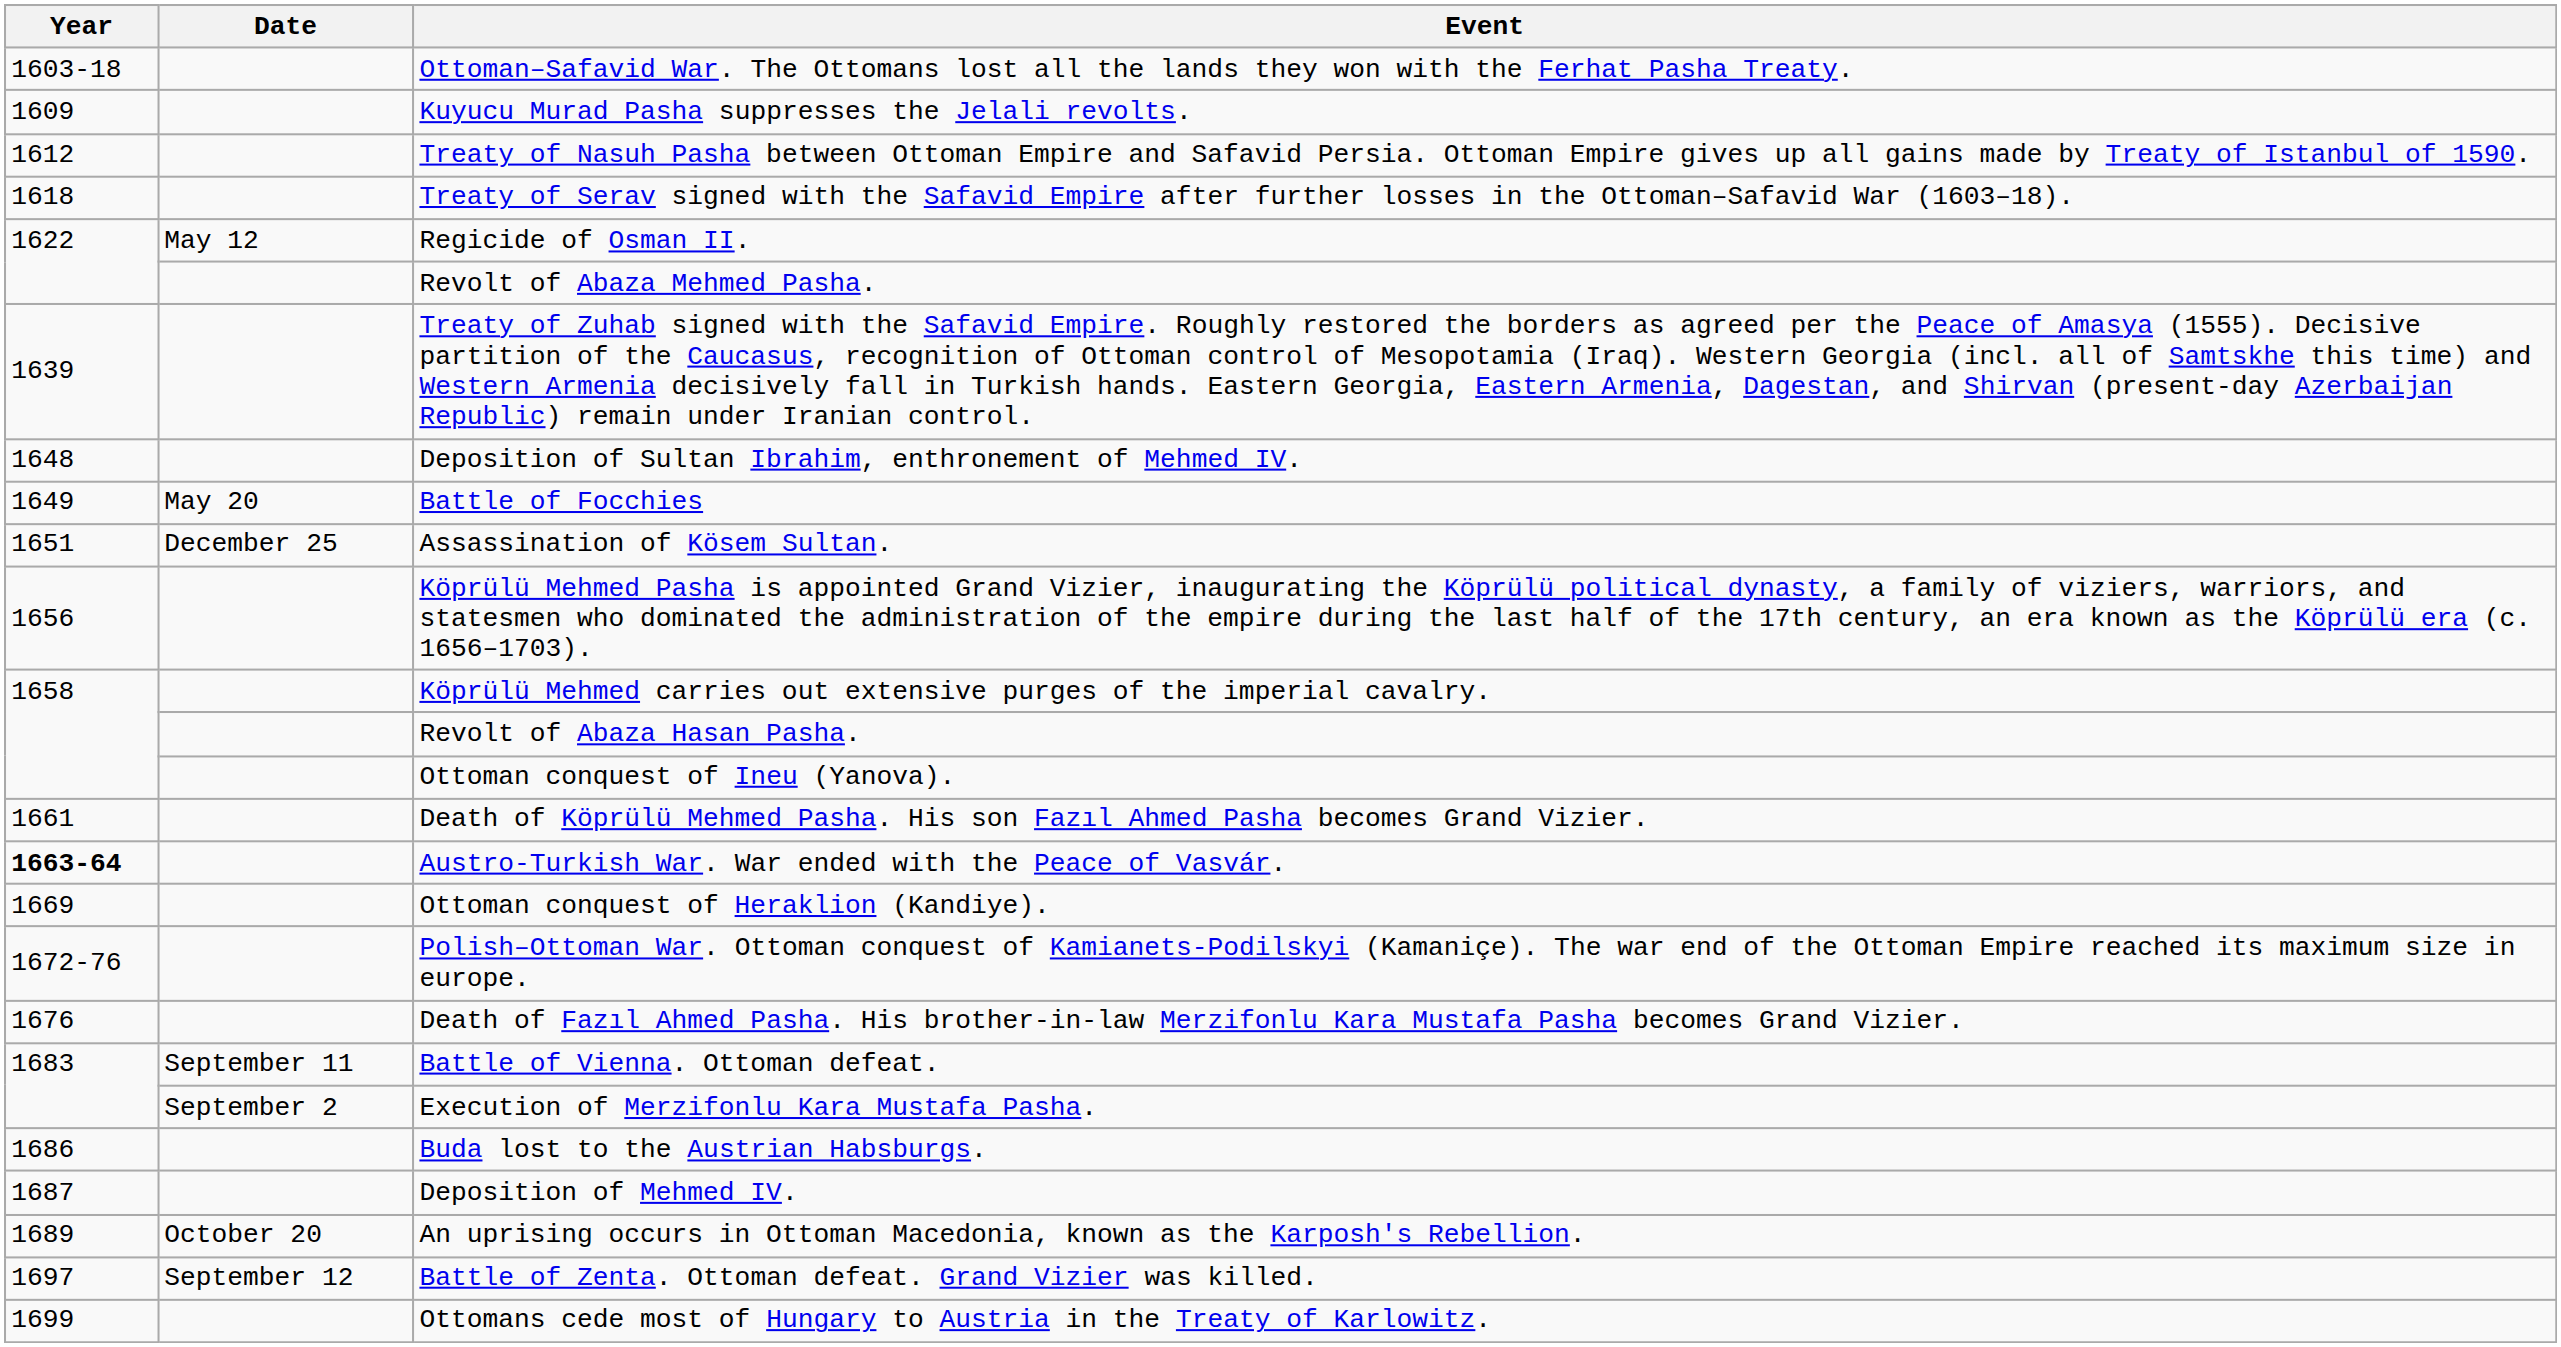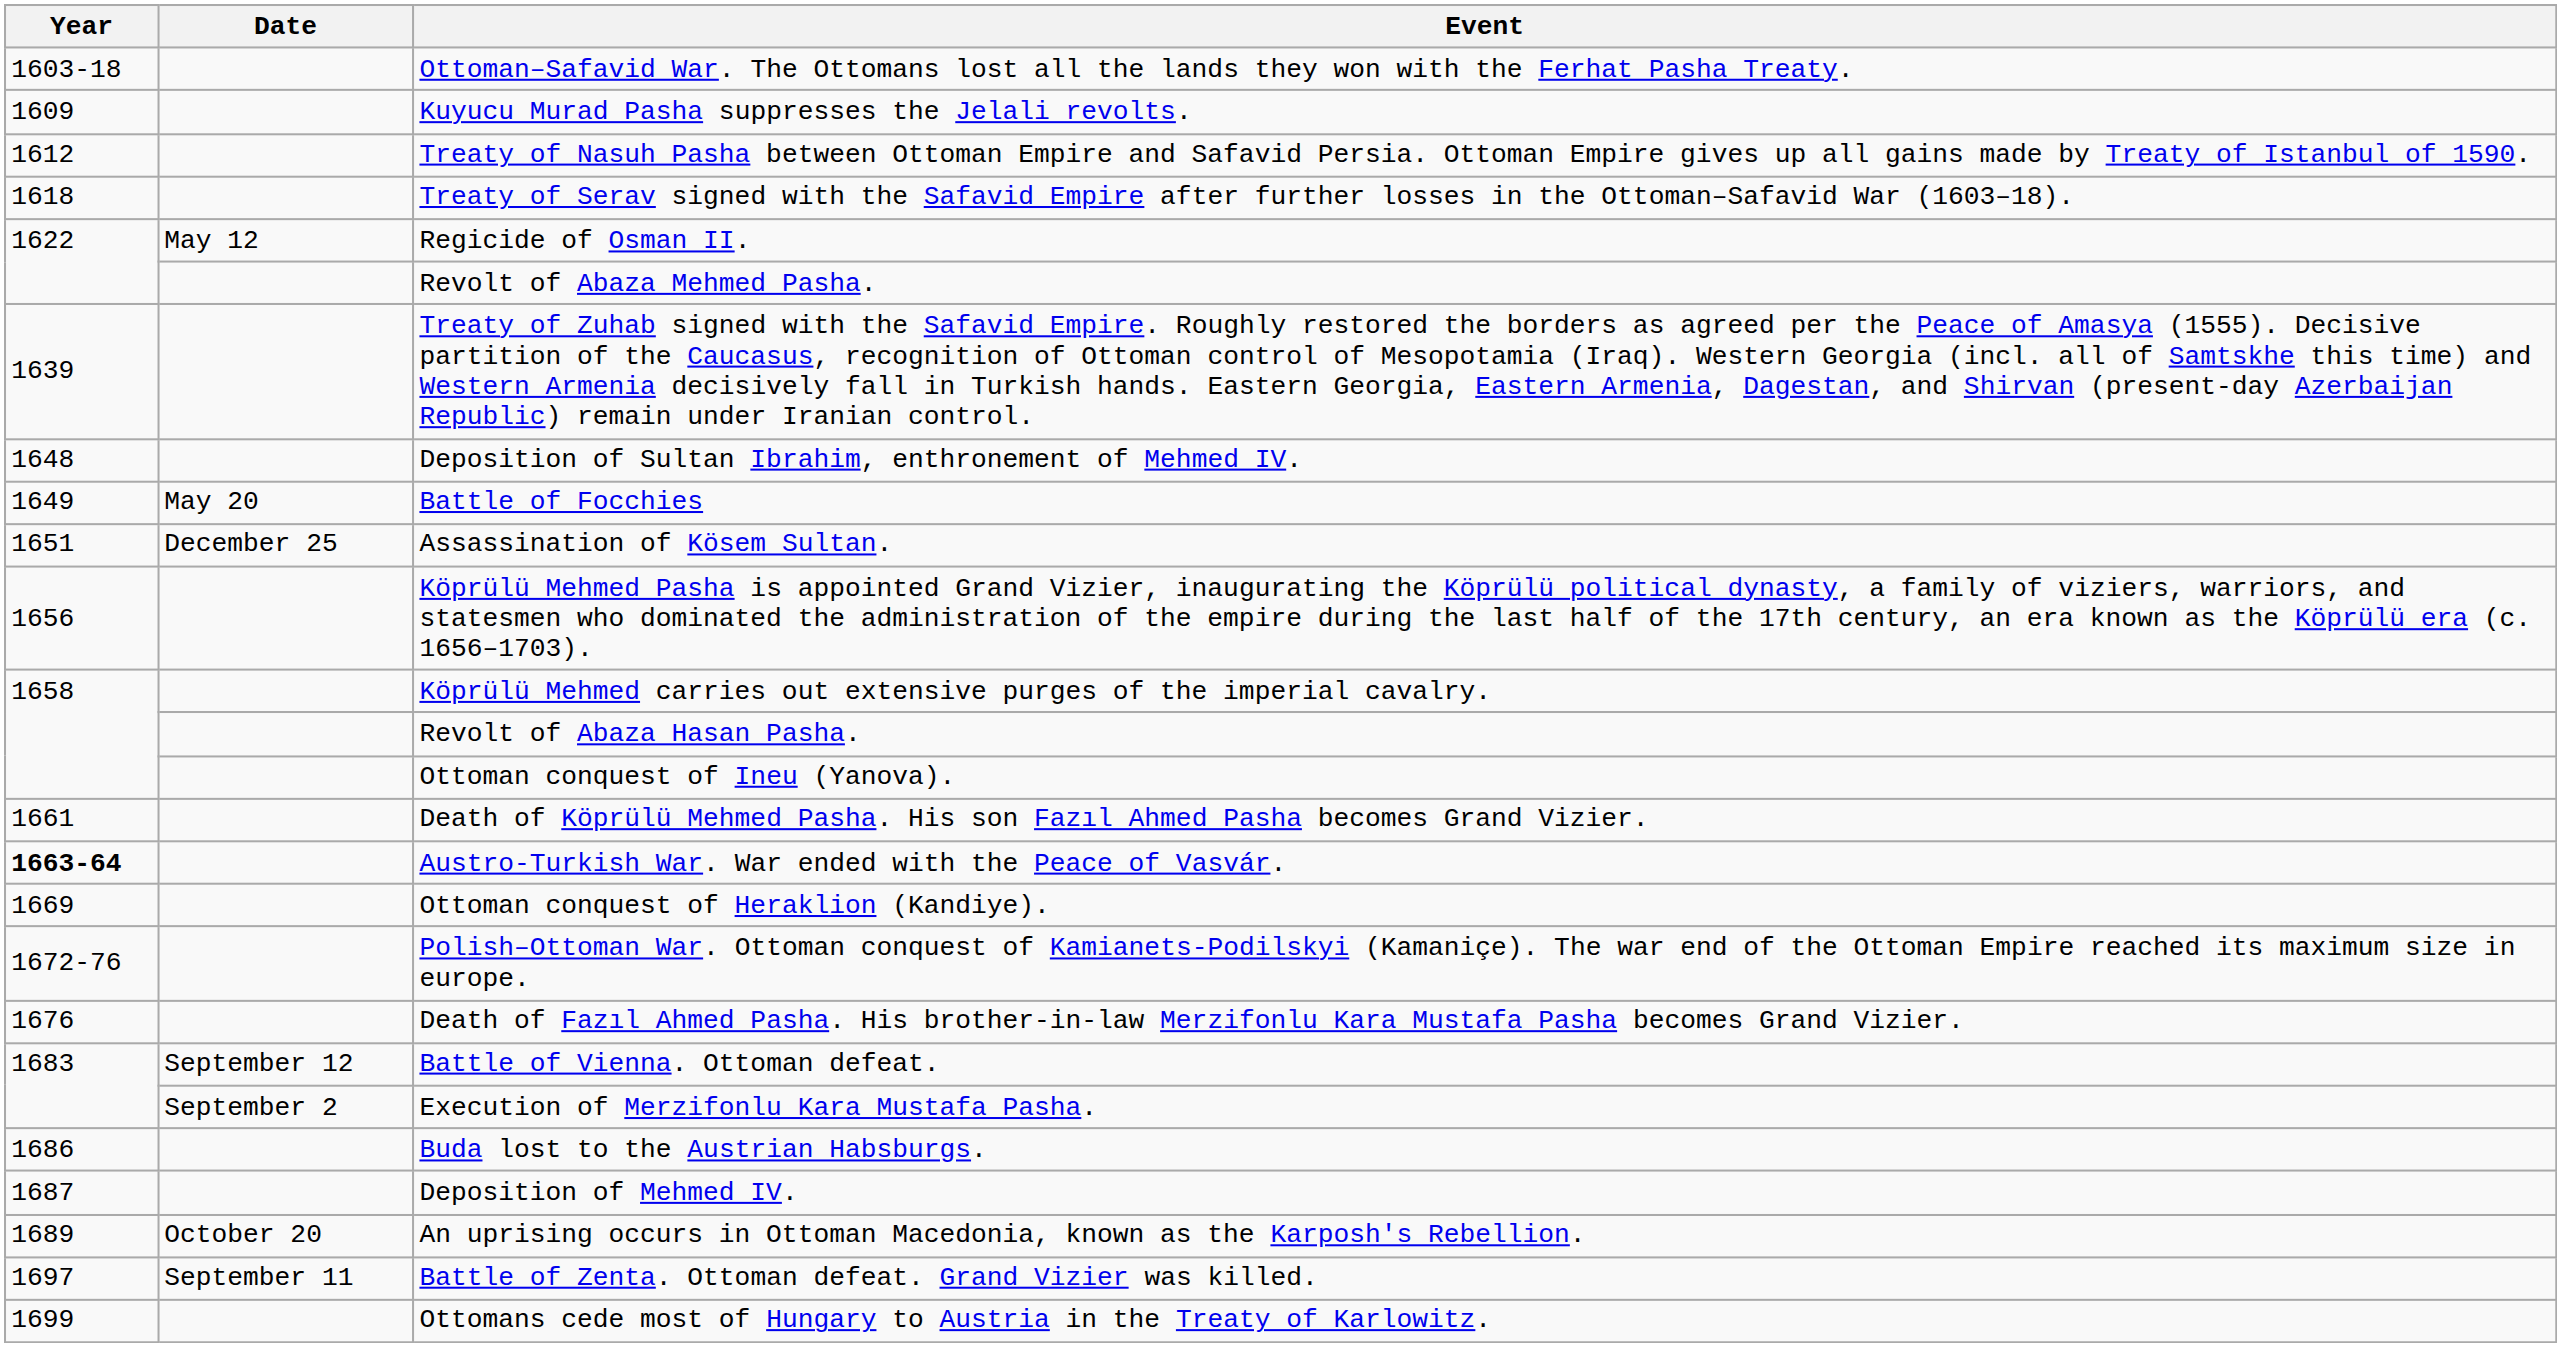(259, 1064) September 11 -> (259, 1064) September 12
(259, 1278) September 12 -> (259, 1278) September 11
